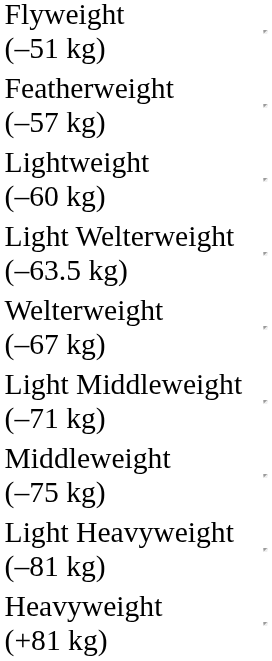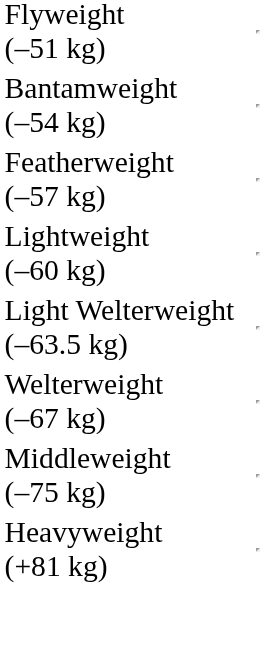+ row: (91, 105)
- row: (123, 401)
- row: (119, 549)
